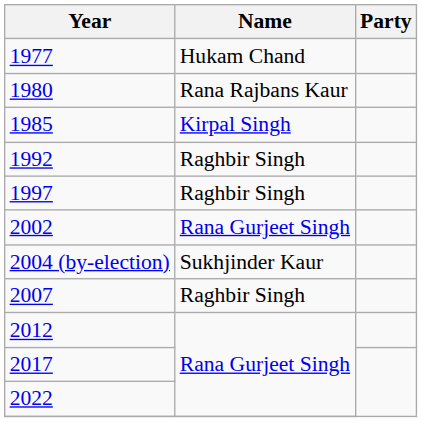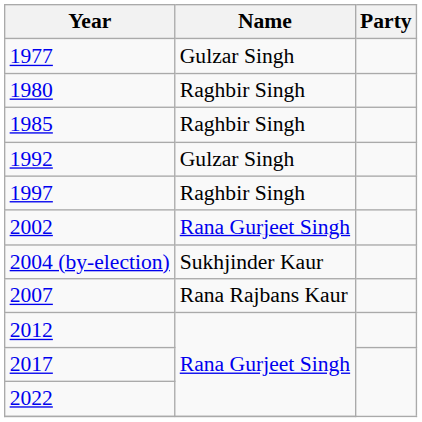(242, 55) Hukam Chand -> (237, 55) Gulzar Singh
(264, 90) Rana Rajbans Kaur -> (242, 90) Raghbir Singh
(235, 124) Kirpal Singh -> (242, 124) Raghbir Singh
(242, 158) Raghbir Singh -> (237, 158) Gulzar Singh
(242, 295) Raghbir Singh -> (264, 295) Rana Rajbans Kaur
